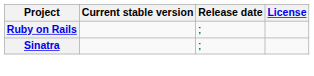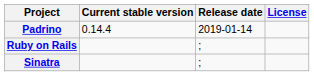+ row: (42, 30)
